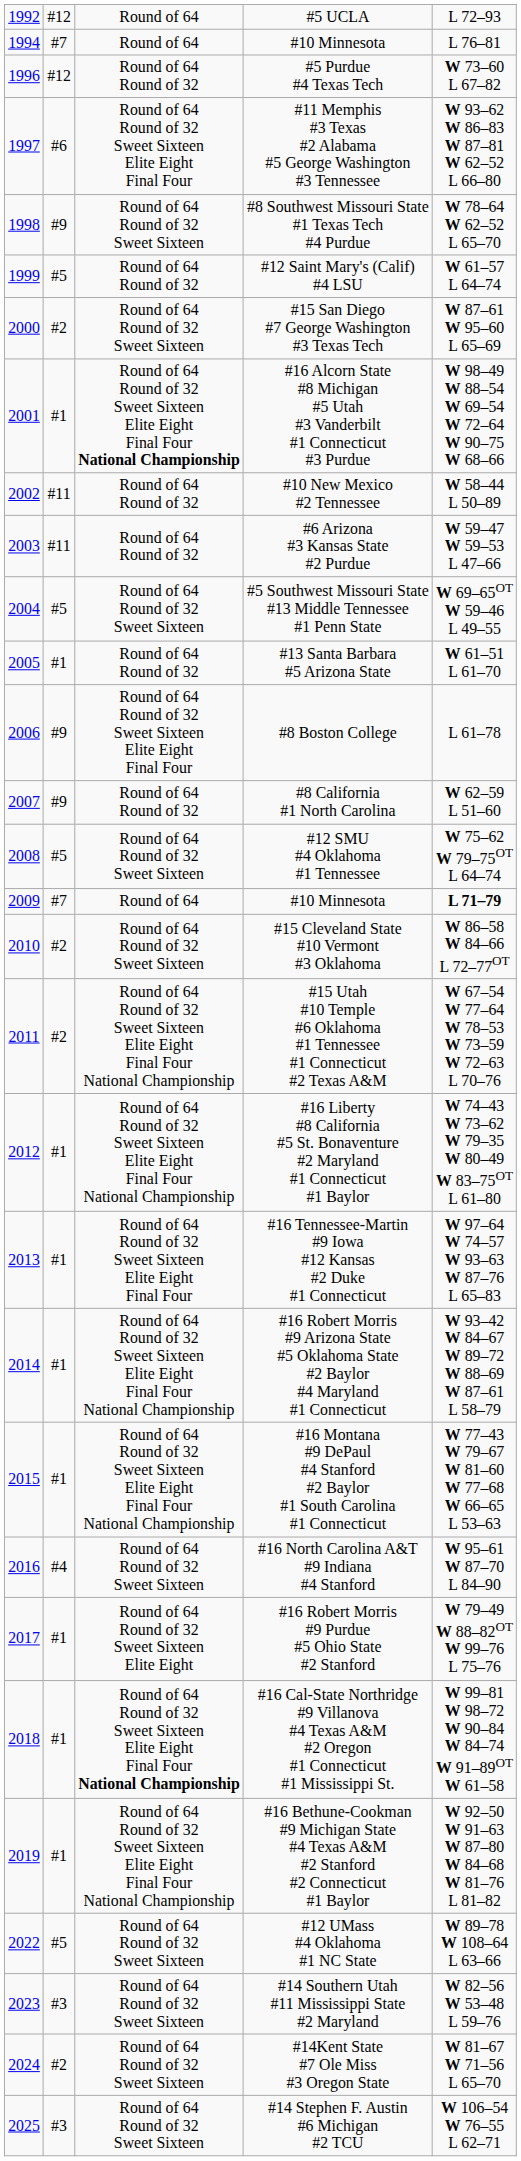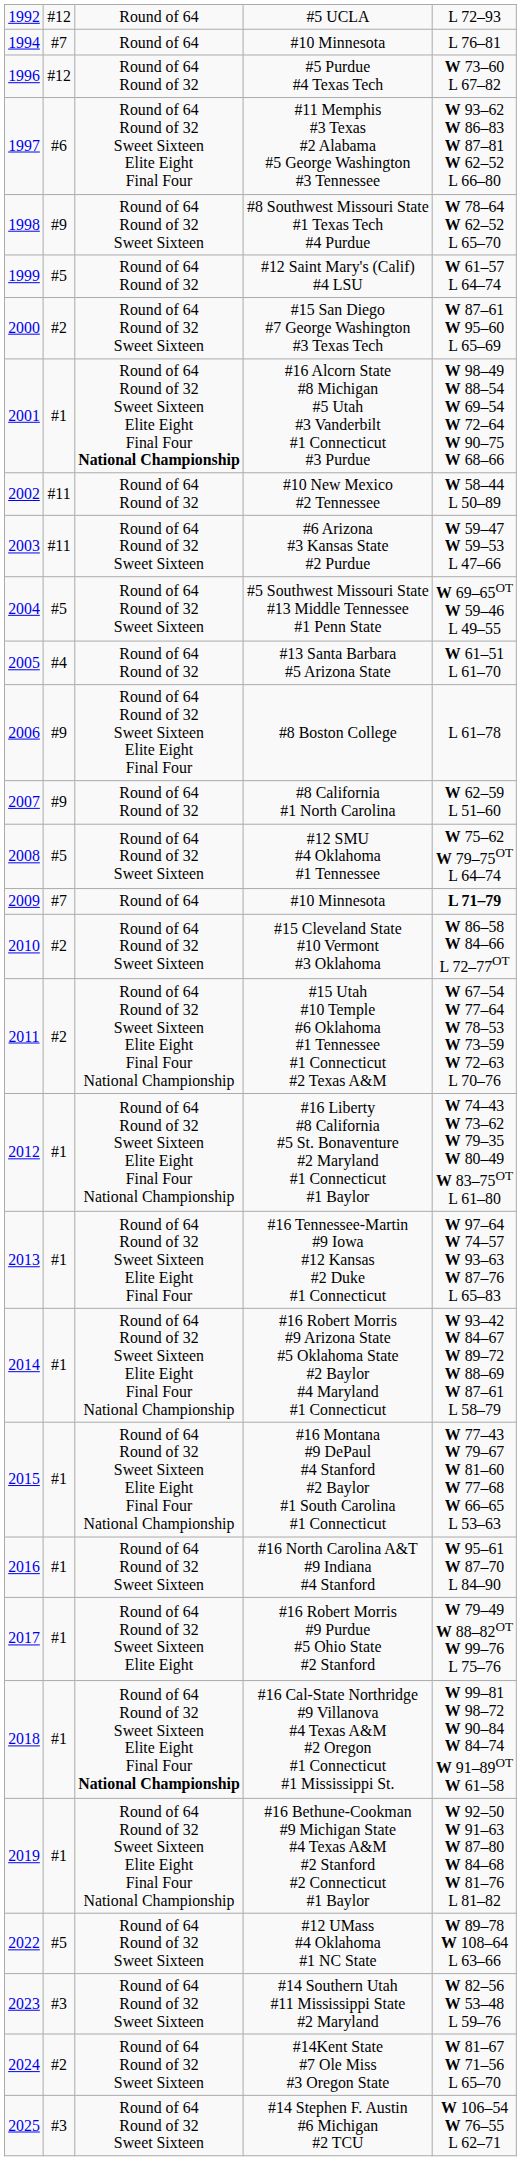(159, 546) Round of 64 Round of 32 -> (159, 546) Round of 64 Round of 32 Sweet Sixteen
(59, 662) #1 -> (59, 662) #4
(59, 1566) #4 -> (59, 1566) #1
